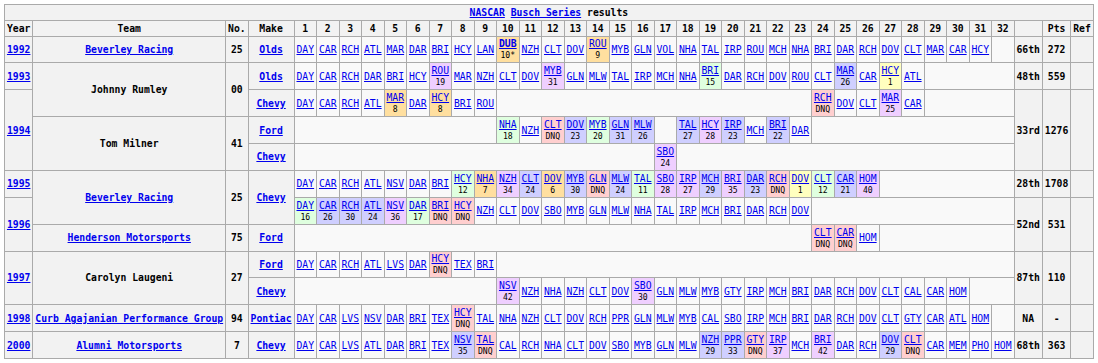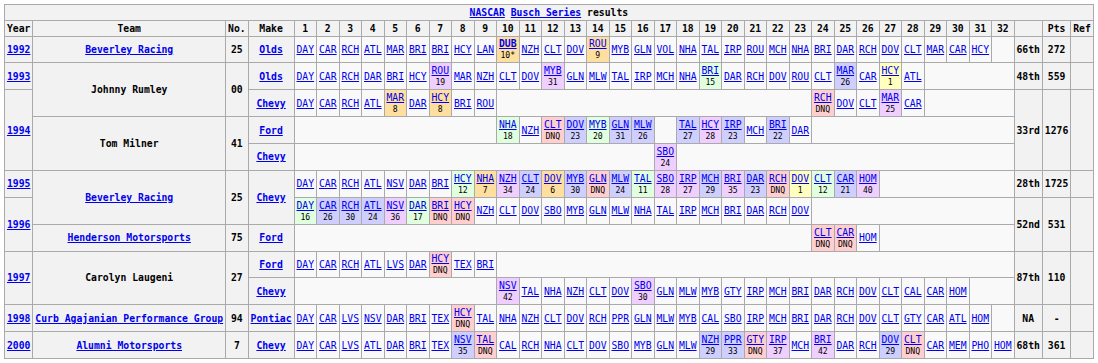(418, 49) DAR -> (418, 49) BRI
(1057, 184) 1708 -> (1057, 184) 1725
(530, 291) NZH -> (530, 291) TAL
(1057, 345) 363 -> (1057, 345) 361
